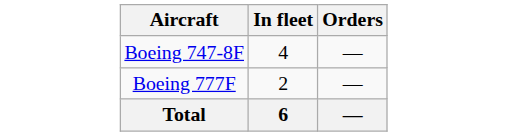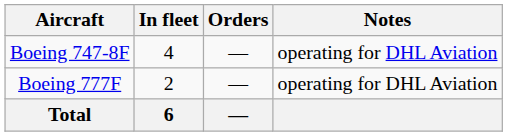+ column: (388, 20)
